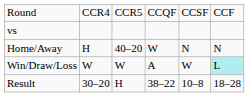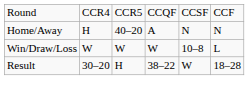- row: (12, 30)
(153, 48) W -> (151, 30) A
(151, 65) A -> (153, 48) W
(187, 65) W -> (192, 48) 10–8
(217, 65) paleturquoise background -> (217, 48) no background
(192, 83) 10–8 -> (187, 65) W
